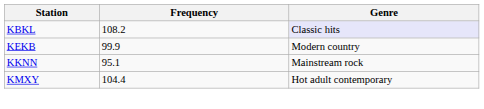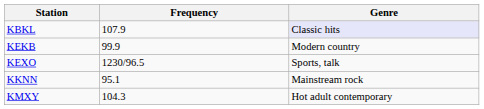(114, 29) 108.2 -> (114, 29) 107.9
+ row: (21, 63)
(114, 79) 104.4 -> (114, 96) 104.3
